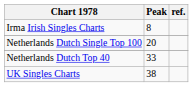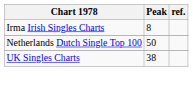(151, 43) 20 -> (151, 43) 50
- row: (58, 58)
